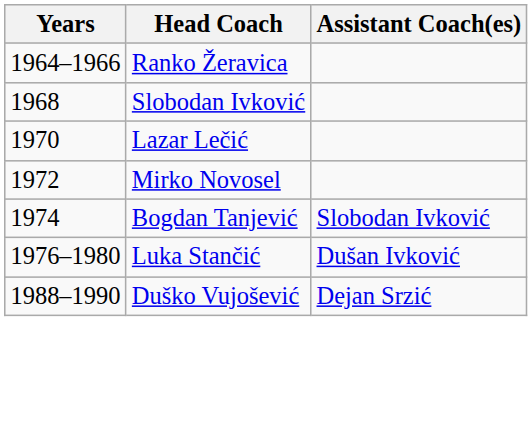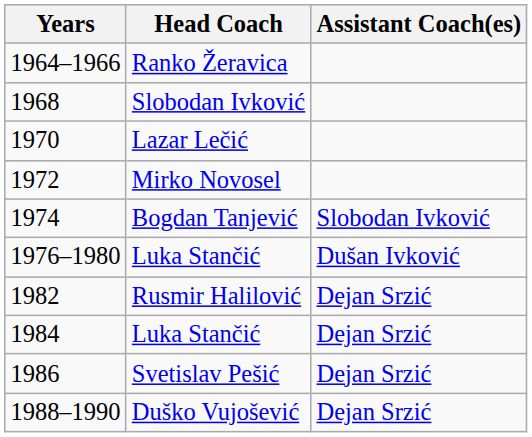+ row: (35, 295)
+ row: (35, 334)
+ row: (35, 373)
